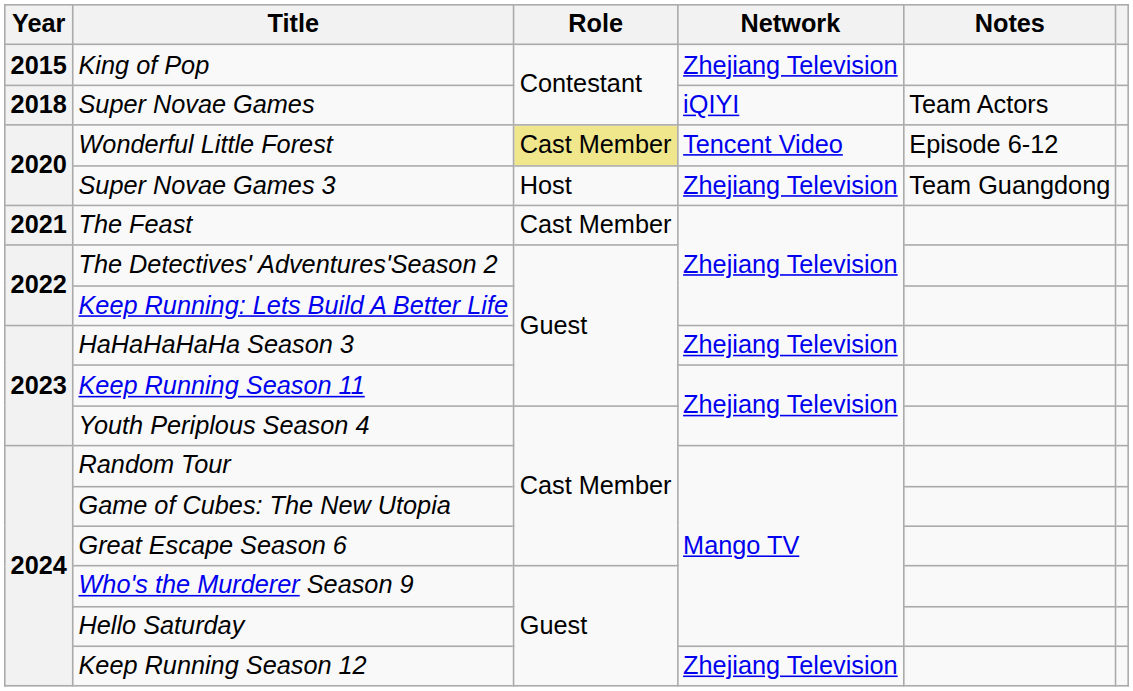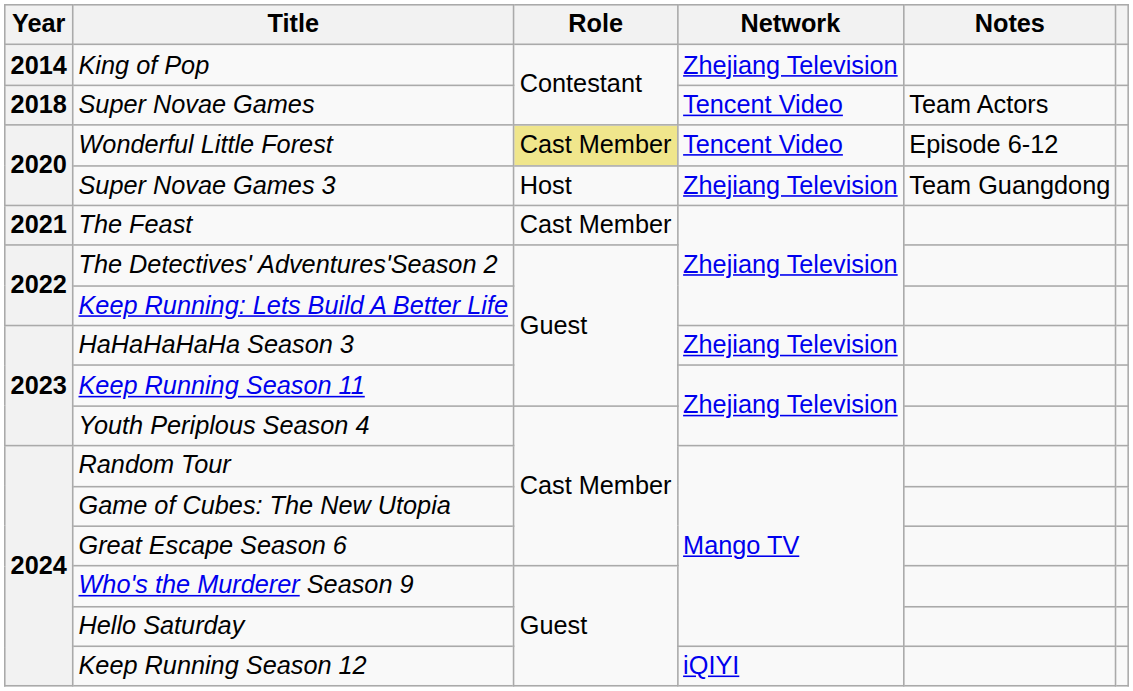(39, 64) 2015 -> (39, 64) 2014
(711, 104) iQIYI -> (763, 104) Tencent Video
(790, 666) Zhejiang Television -> (711, 666) iQIYI
